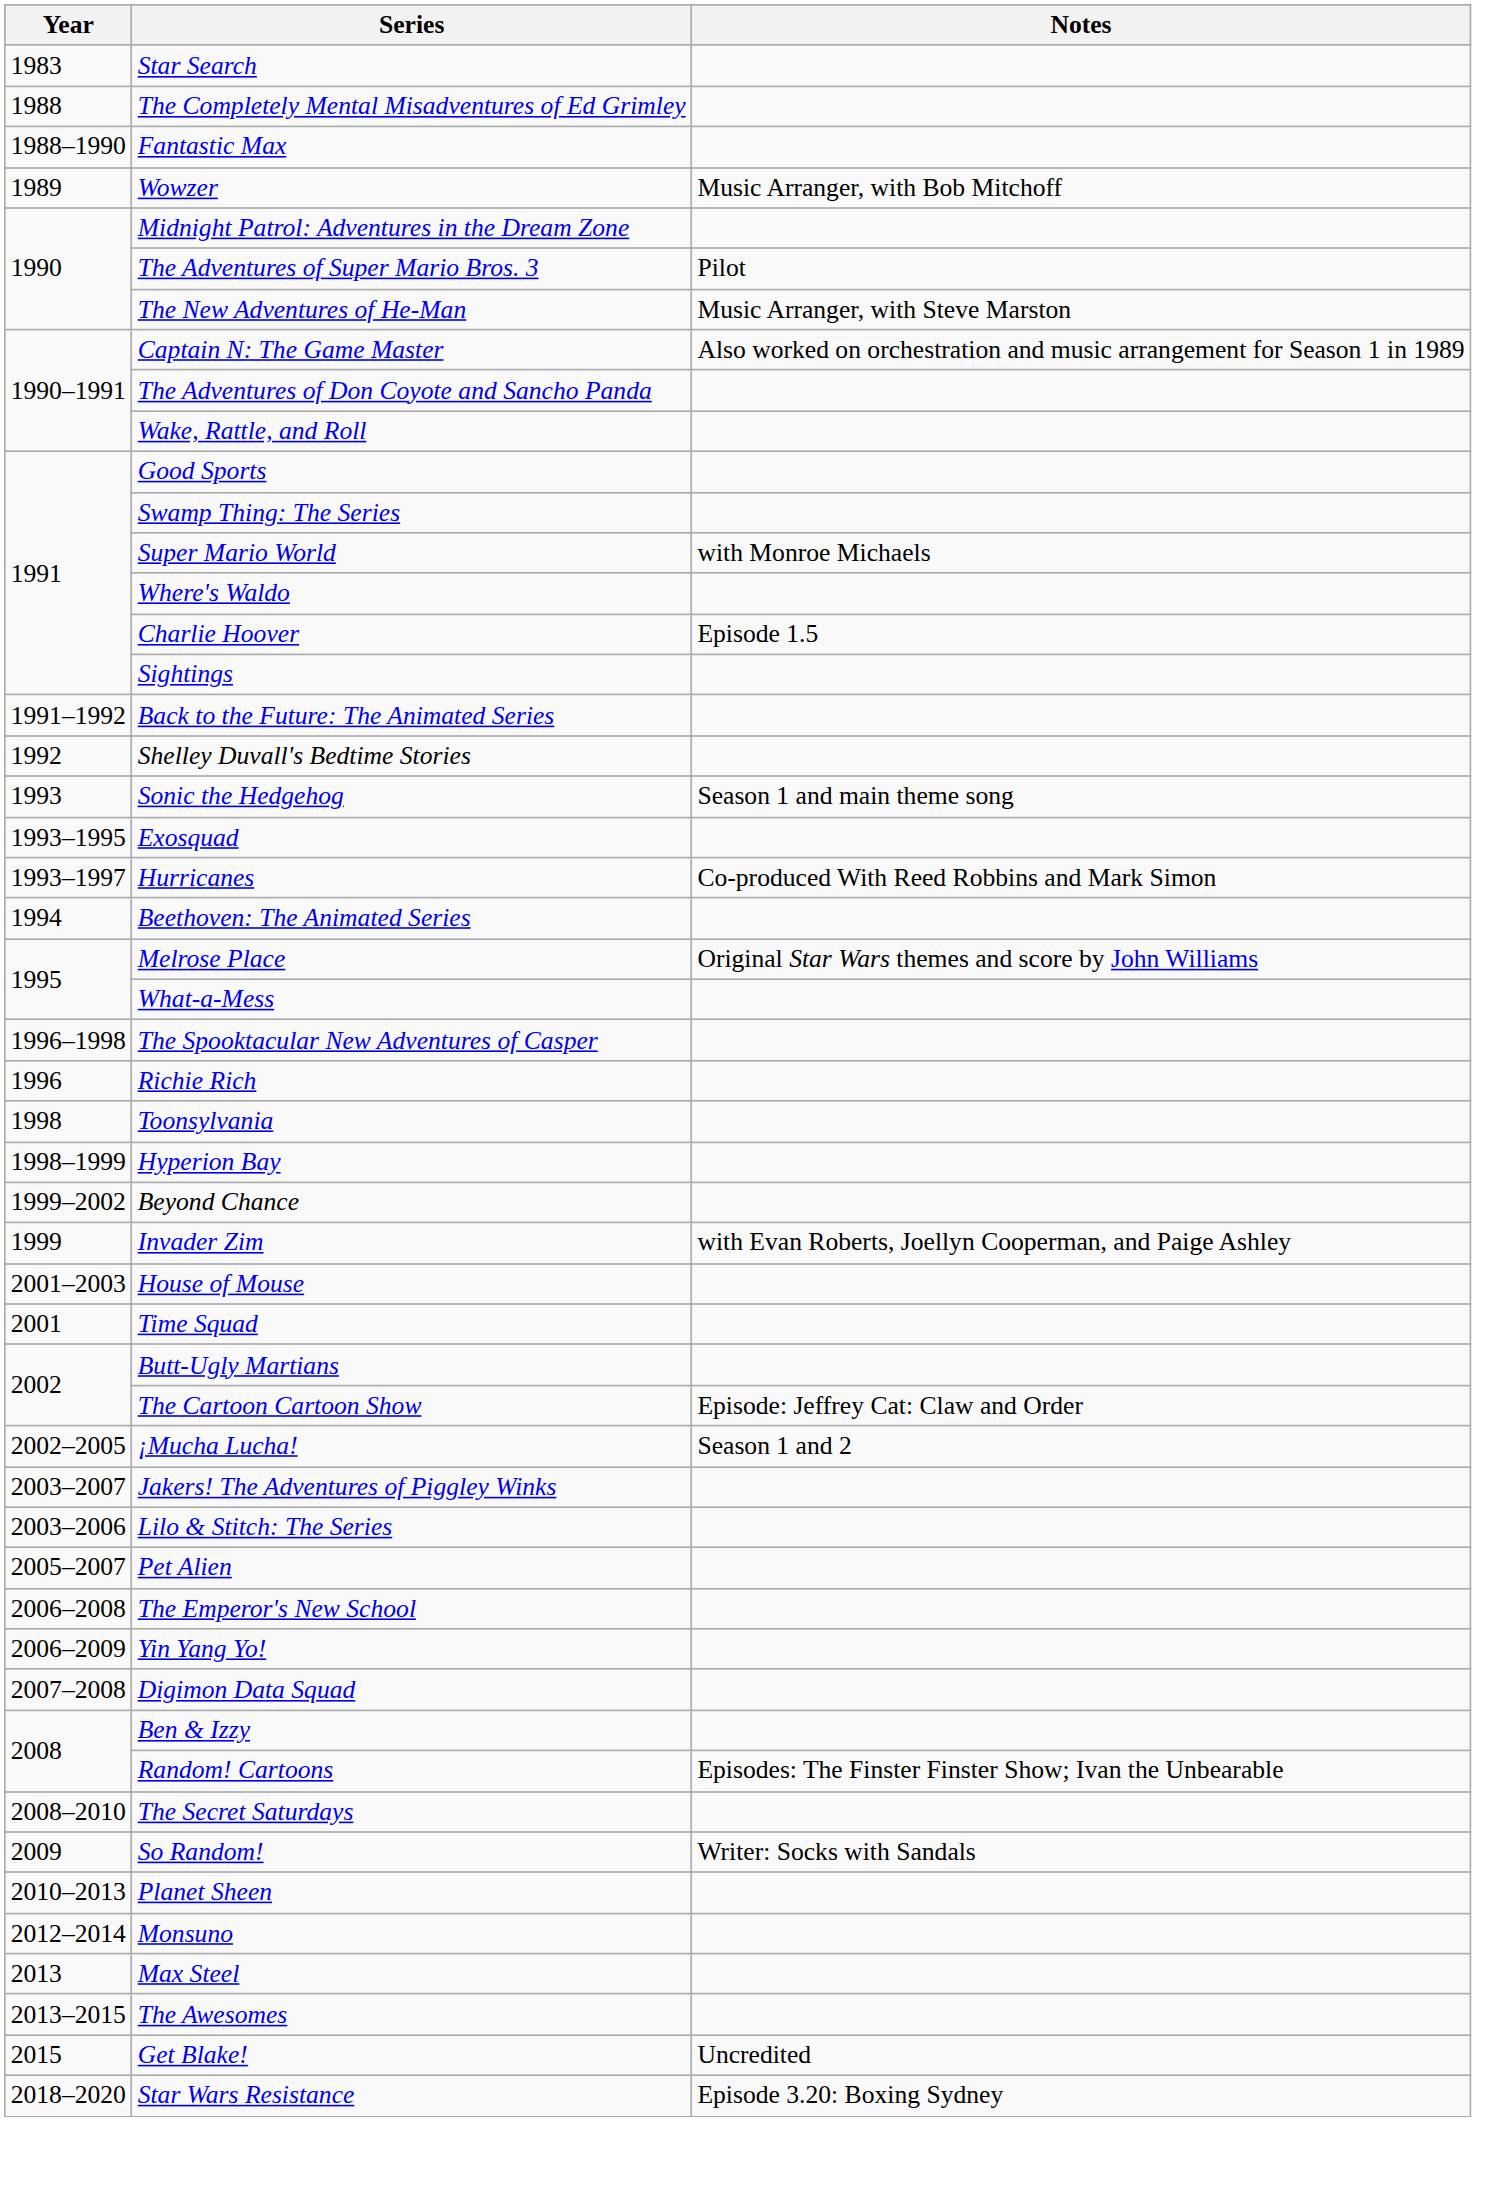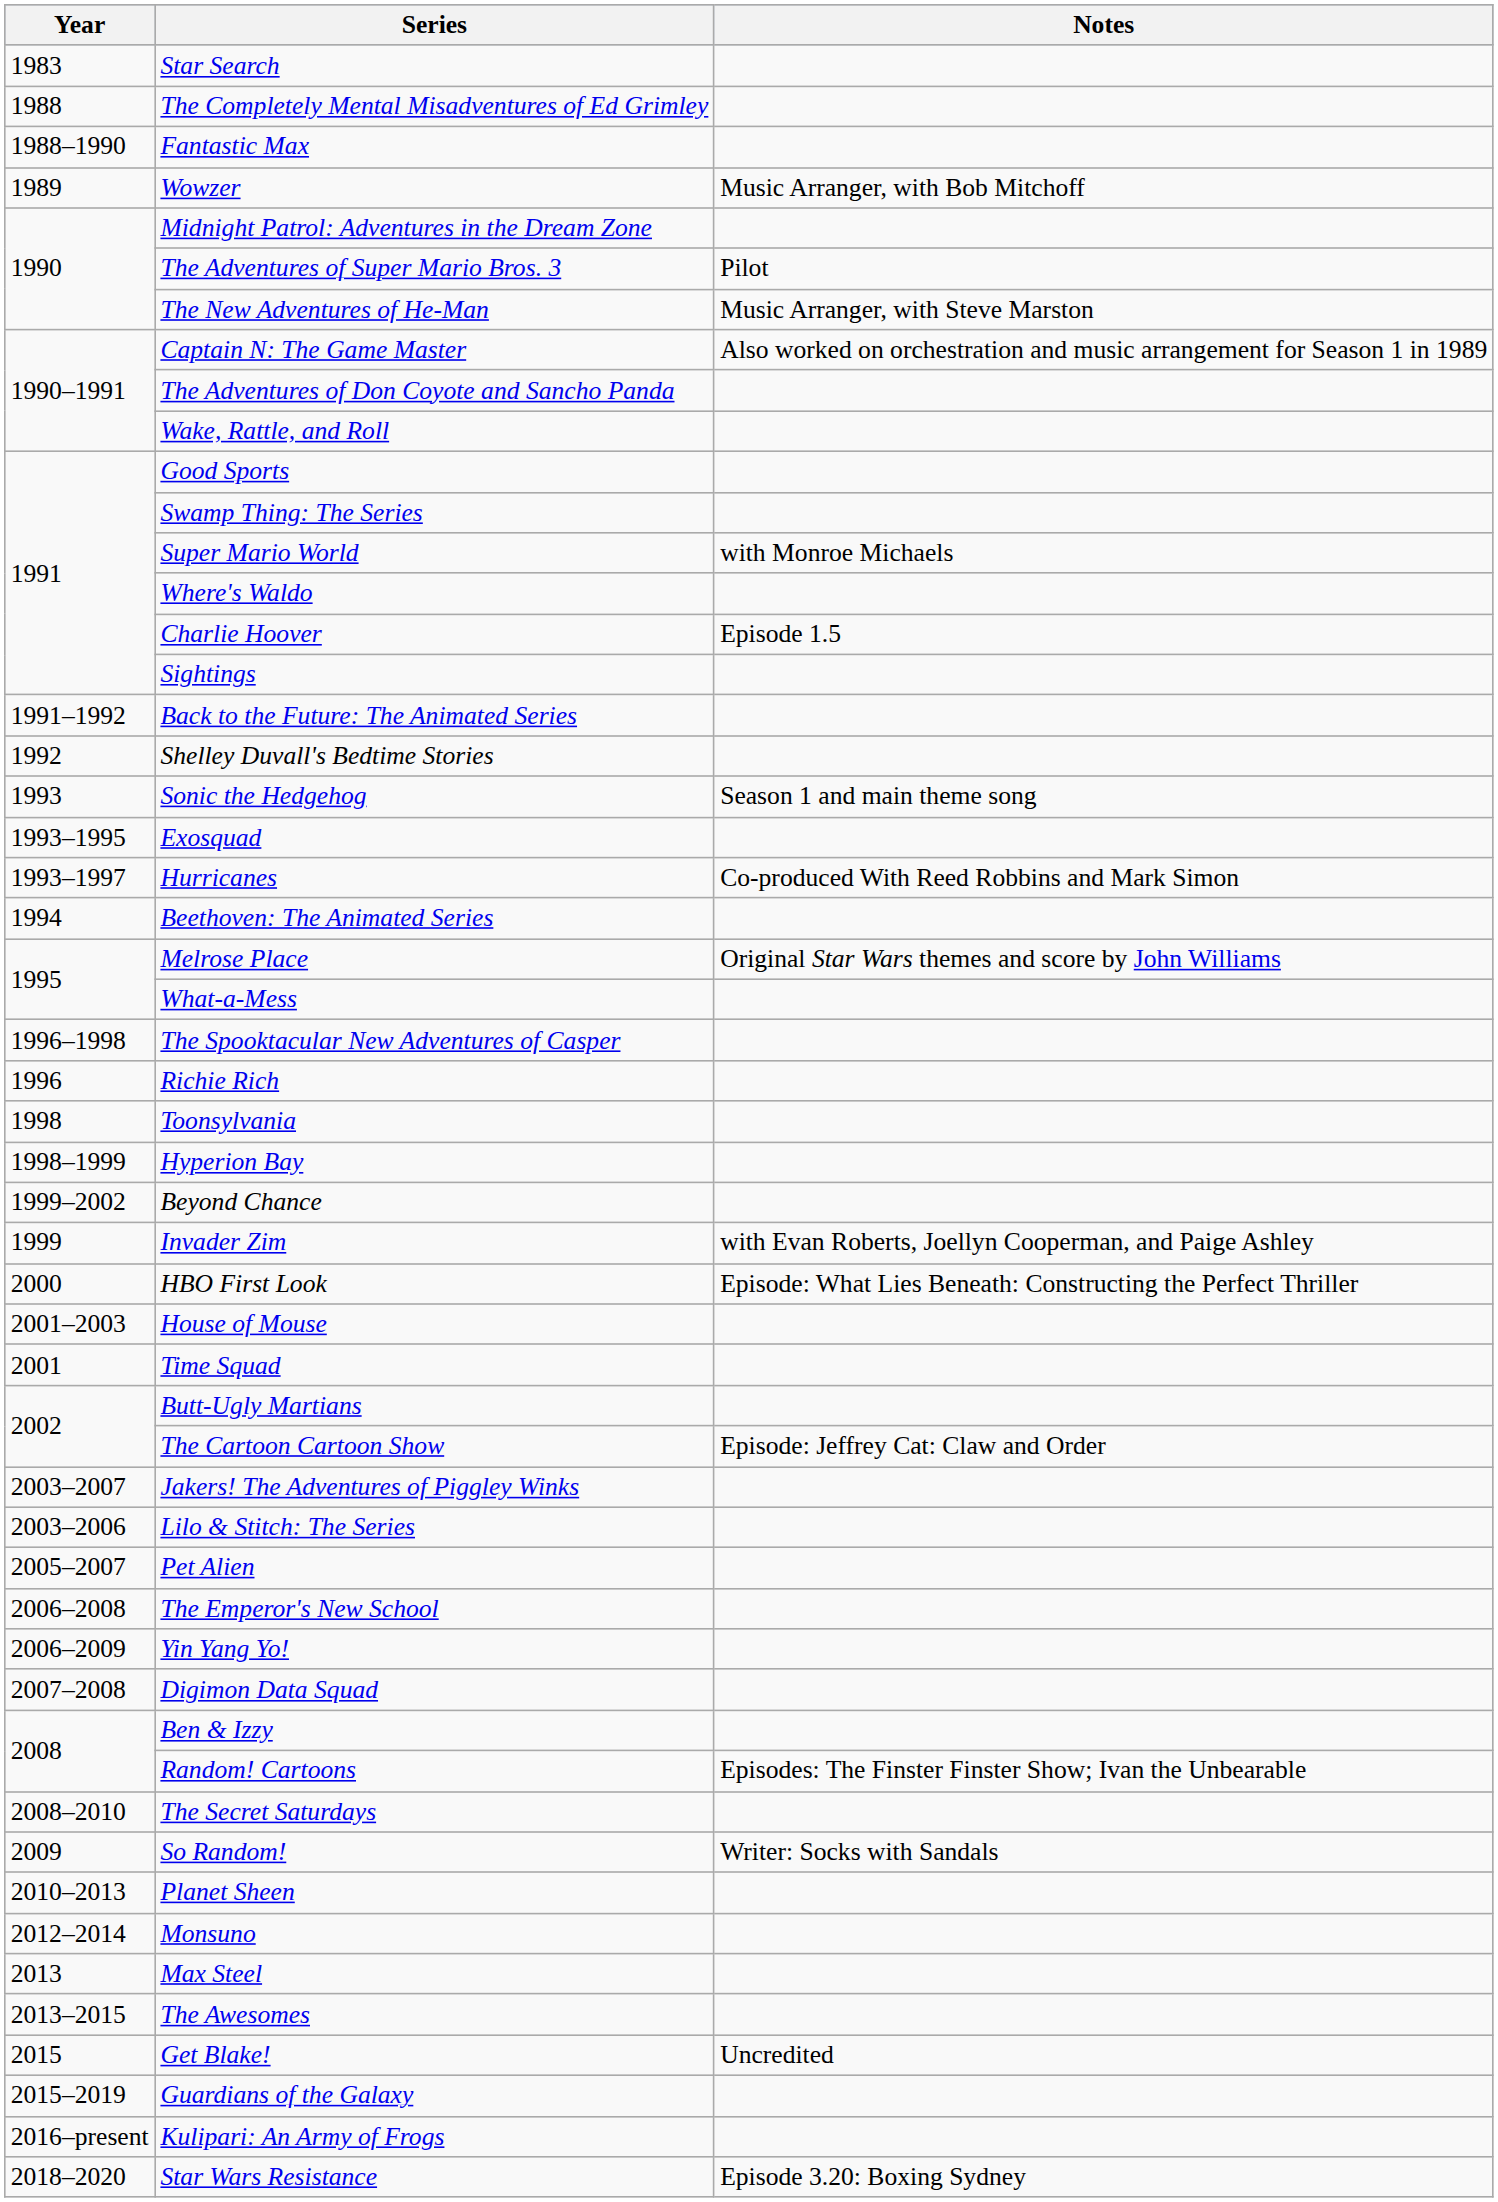+ row: (244, 1283)
- row: (218, 1445)
+ row: (287, 2095)
+ row: (302, 2136)
